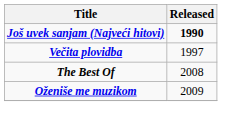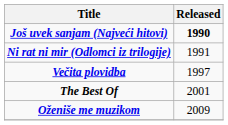+ row: (89, 52)
(192, 72) 2008 -> (198, 91) 2001
